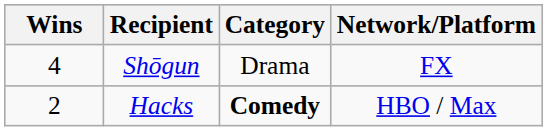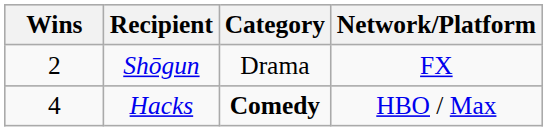(54, 65) 4 -> (54, 65) 2
(54, 105) 2 -> (54, 105) 4
